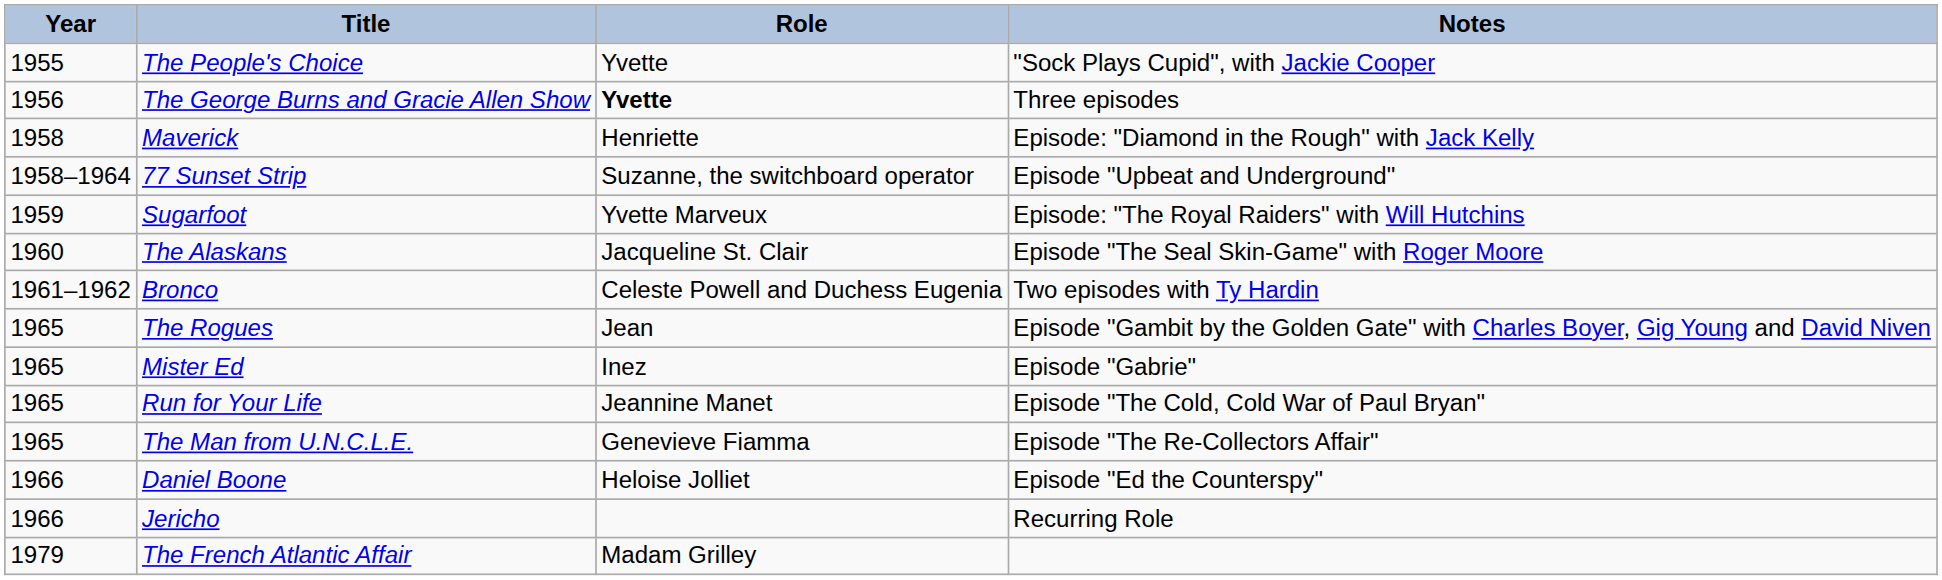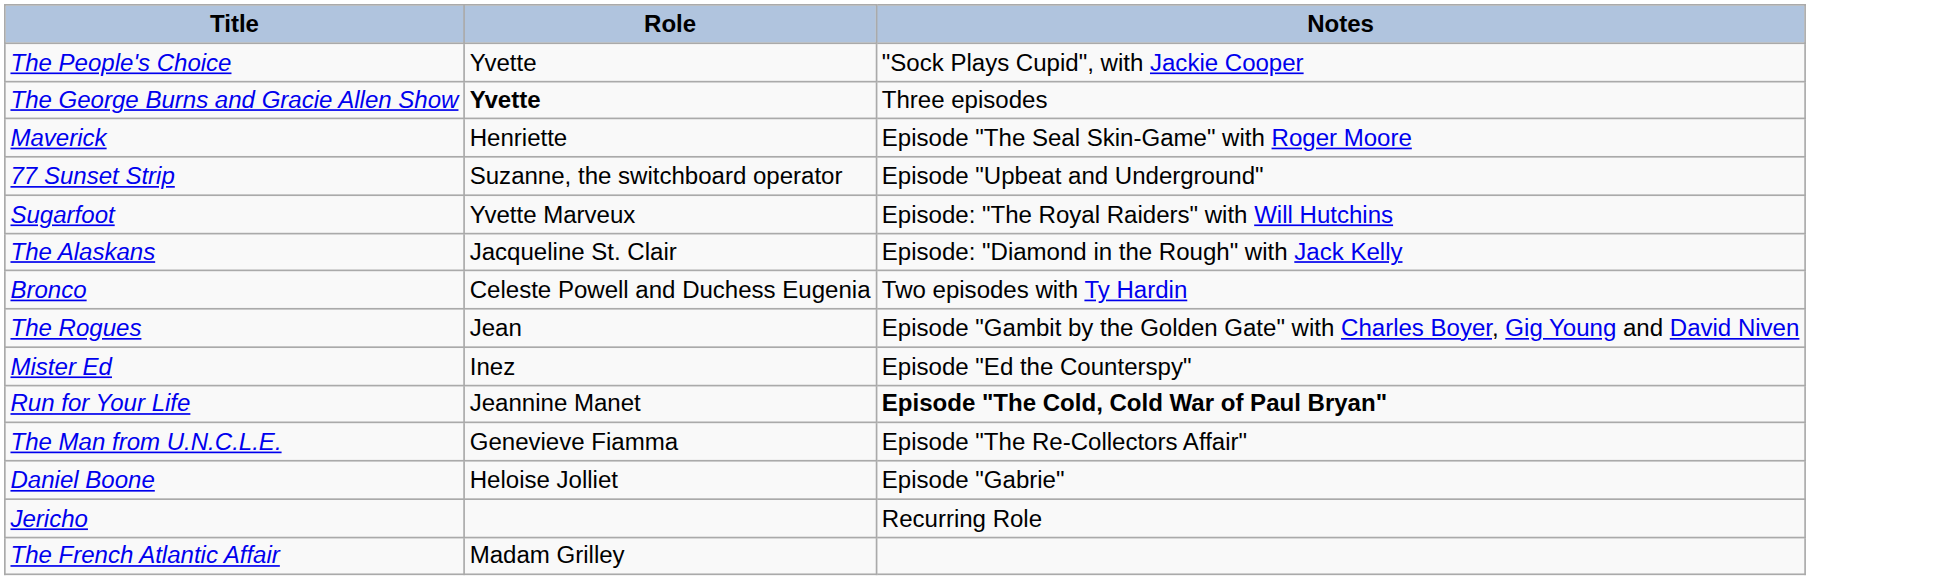- column: (71, 24)
(1274, 138) Episode: "Diamond in the Rough" with Jack Kelly -> (1147, 138) Episode "The Seal Skin-Game" with Roger Moore
(1278, 252) Episode "The Seal Skin-Game" with Roger Moore -> (1142, 252) Episode: "Diamond in the Rough" with Jack Kelly
(1105, 366) Episode "Gabrie" -> (1037, 366) Episode "Ed the Counterspy"
(1249, 404) normal -> (1134, 404) bold
(1168, 480) Episode "Ed the Counterspy" -> (973, 480) Episode "Gabrie"
